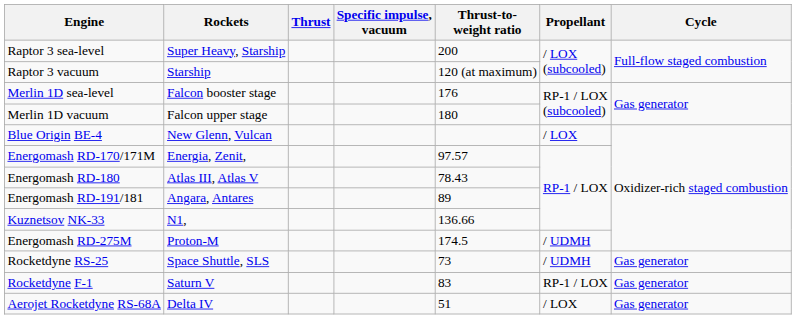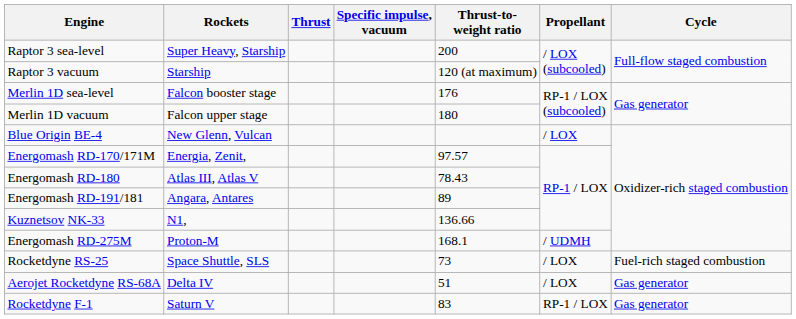(453, 240) 174.5 -> (453, 240) 168.1
(567, 261) / UDMH -> (560, 261) / LOX
(651, 261) Gas generator -> (690, 261) Fuel-rich staged combustion
rows swapped: (84, 303) <-> (50, 282)
